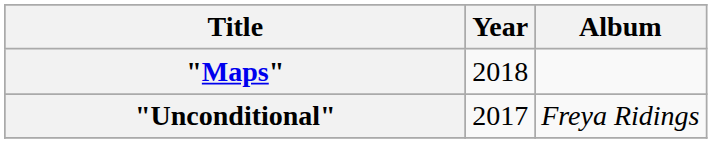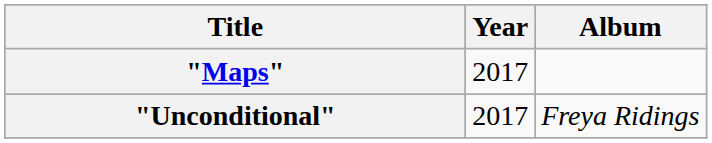(500, 71) 2018 -> (500, 71) 2017
